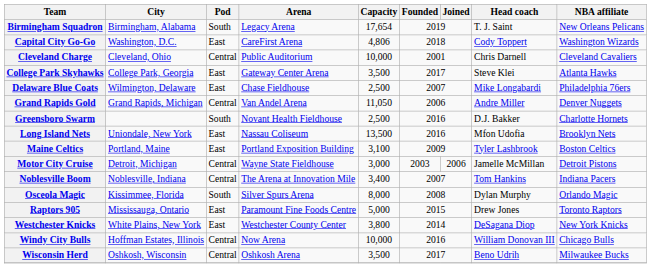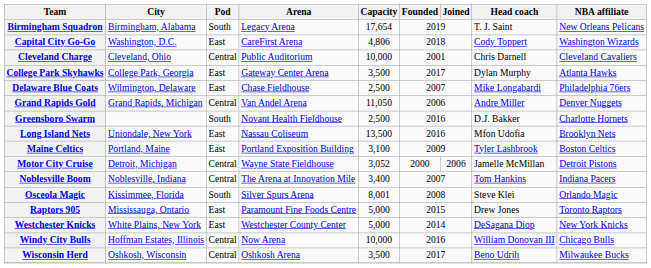(494, 73) Steve Klei -> (503, 73) Dylan Murphy
(379, 164) 3,000 -> (379, 164) 3,052
(420, 164) 2003 -> (420, 164) 2000
(379, 194) 8,000 -> (379, 194) 8,001
(503, 194) Dylan Murphy -> (494, 194) Steve Klei
(379, 225) 3,800 -> (379, 225) 5,000
